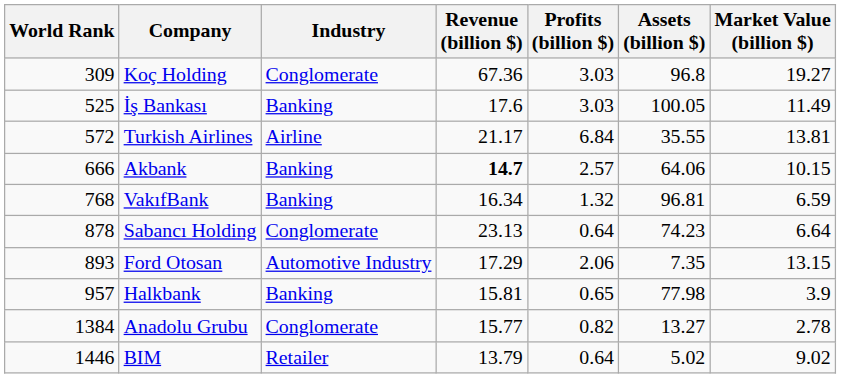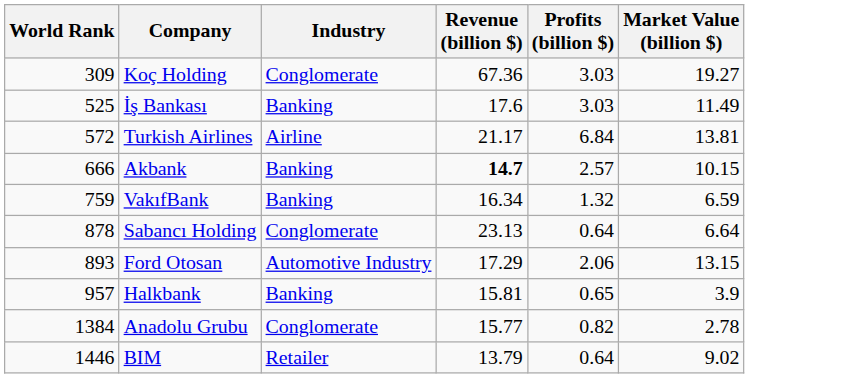- column: (664, 31)
(100, 199) 768 -> (100, 199) 759
